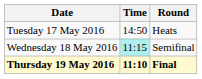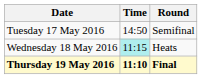(165, 30) Heats -> (173, 30) Semifinal
(173, 47) Semifinal -> (165, 47) Heats
